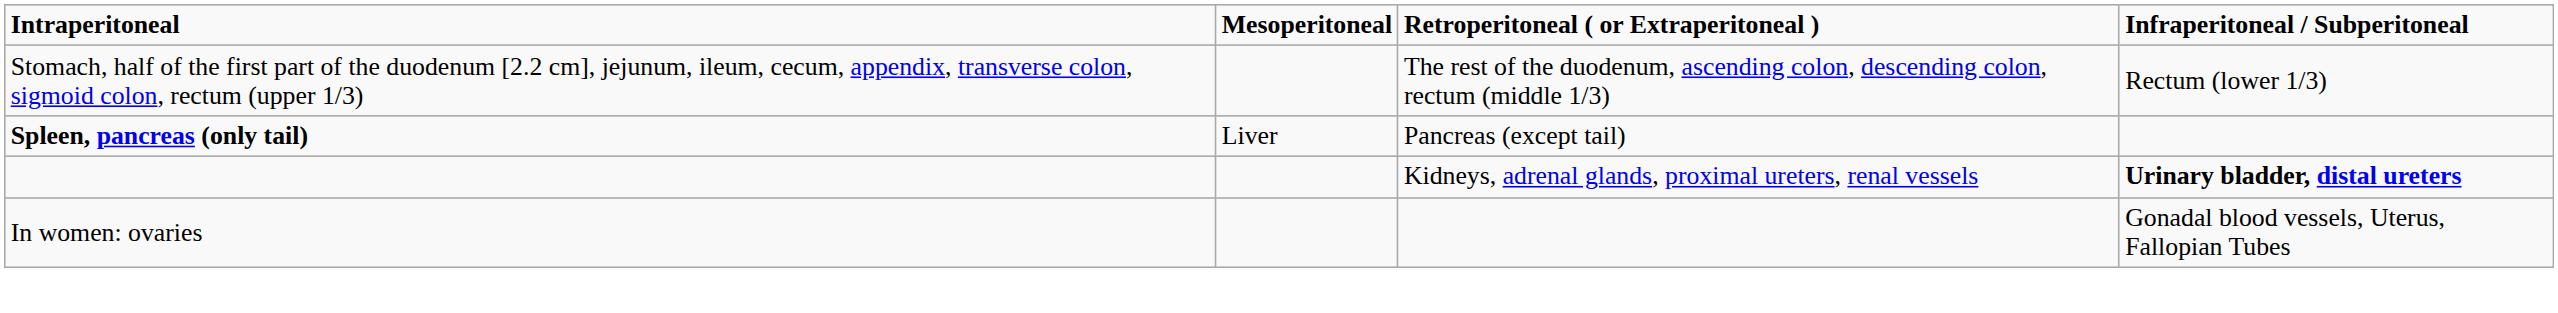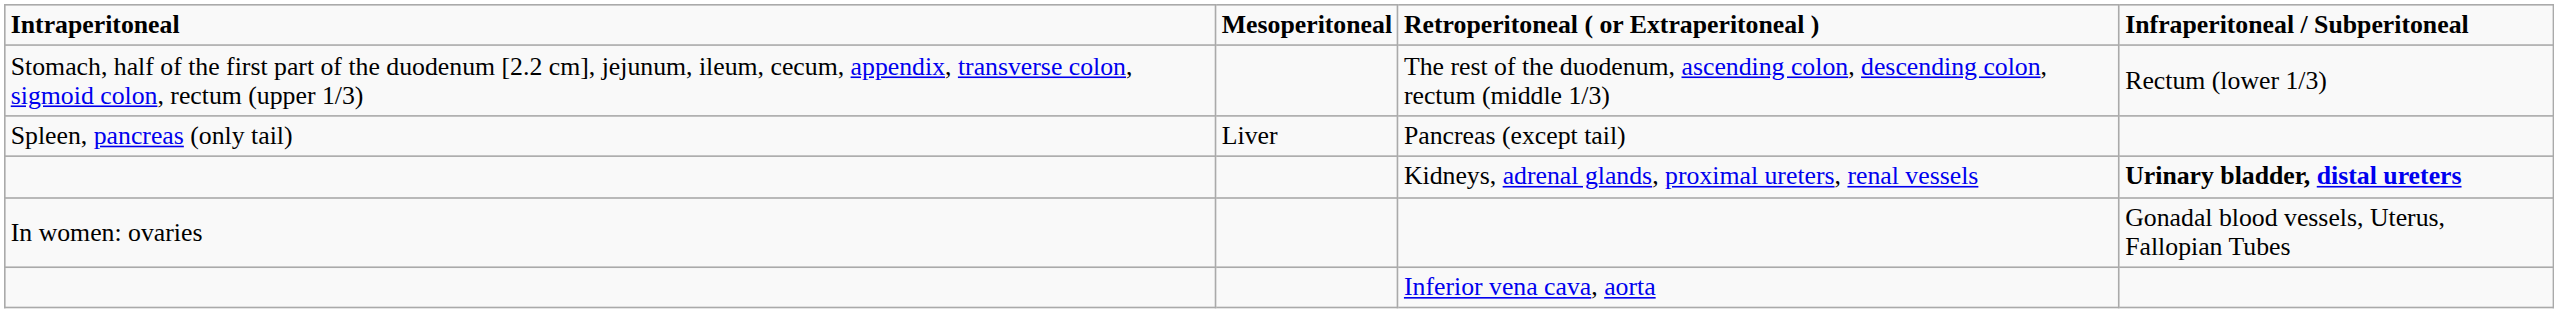(159, 135) bold -> (152, 135) normal
+ row: (1530, 287)
